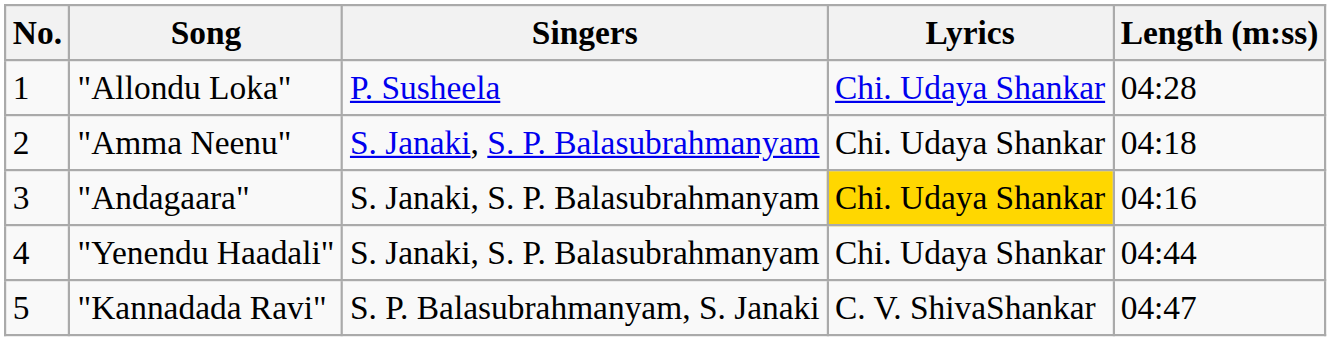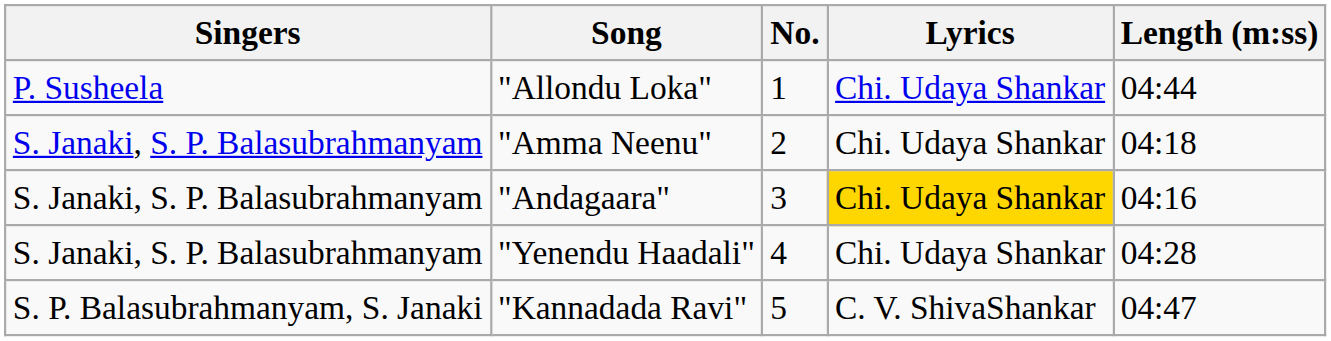columns swapped: (37, 32) <-> (585, 32)
(1159, 87) 04:28 -> (1159, 87) 04:44
(1159, 252) 04:44 -> (1159, 252) 04:28
